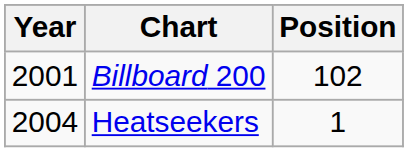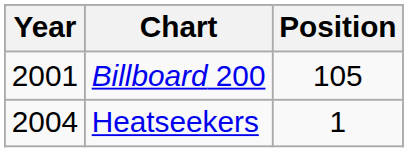(338, 75) 102 -> (338, 75) 105
